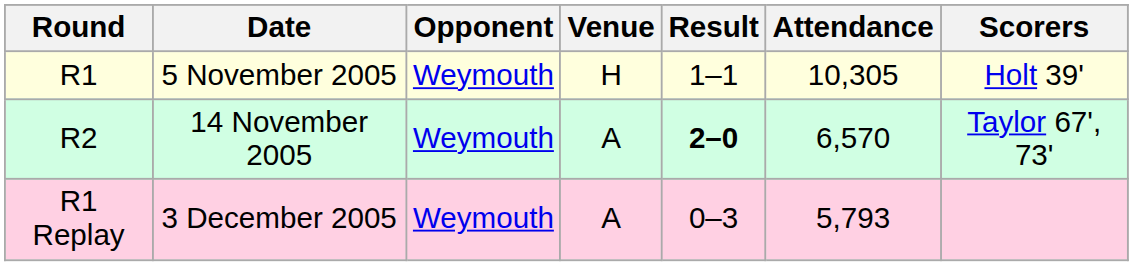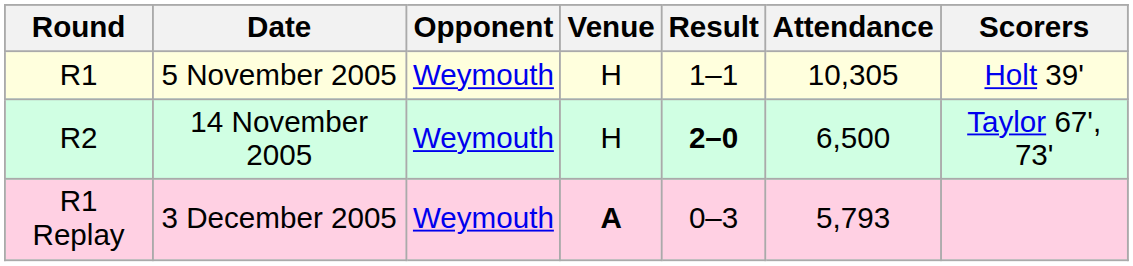(611, 138) A -> (611, 138) H
(853, 138) 6,570 -> (853, 138) 6,500
(611, 218) normal -> (611, 218) bold
